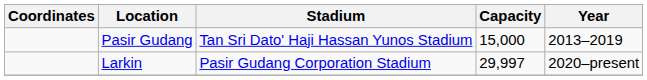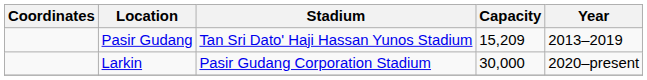(502, 39) 15,000 -> (502, 39) 15,209
(502, 63) 29,997 -> (502, 63) 30,000
